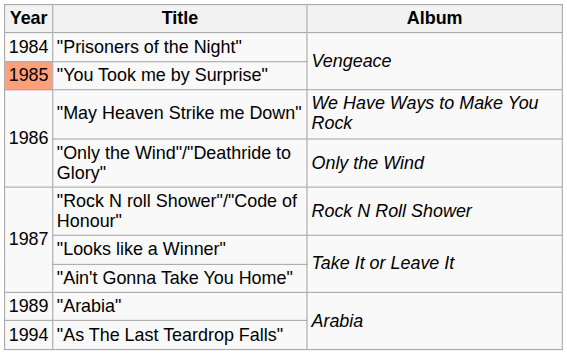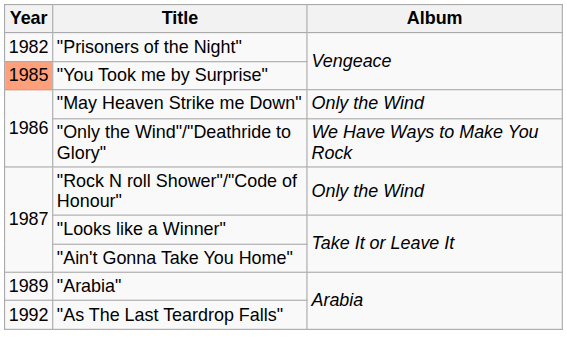(29, 47) 1984 -> (29, 47) 1982
(425, 114) We Have Ways to Make You Rock -> (368, 103) Only the Wind
(368, 162) Only the Wind -> (425, 142) We Have Ways to Make You Rock
(392, 211) Rock N Roll Shower -> (368, 191) Only the Wind
(29, 334) 1994 -> (29, 314) 1992
